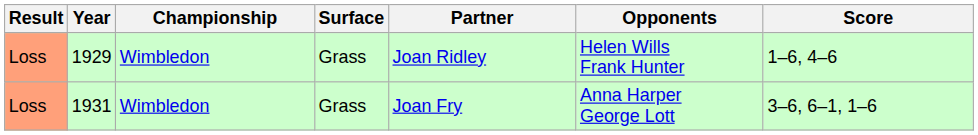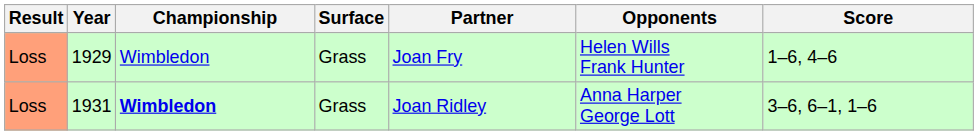(439, 57) Joan Ridley -> (427, 57) Joan Fry
(165, 105) normal -> (168, 105) bold
(427, 105) Joan Fry -> (439, 105) Joan Ridley
